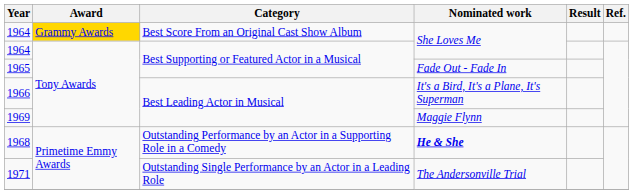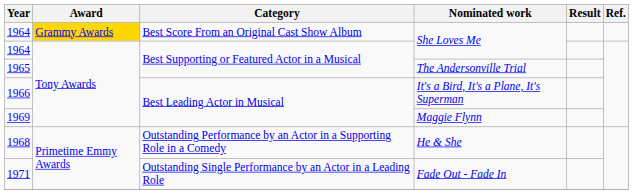(462, 68) Fade Out - Fade In -> (471, 68) The Andersonville Trial
(440, 142) bold -> (439, 142) normal
(471, 173) The Andersonville Trial -> (462, 173) Fade Out - Fade In
